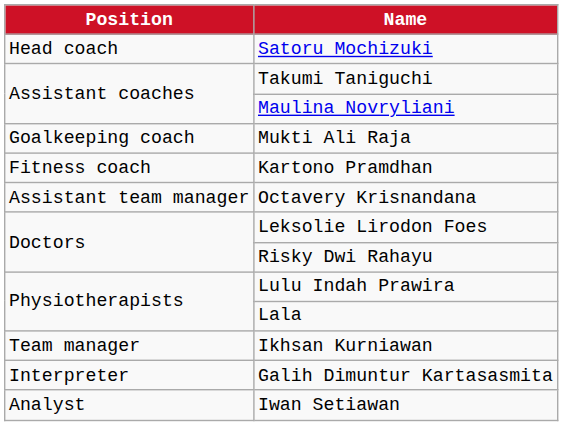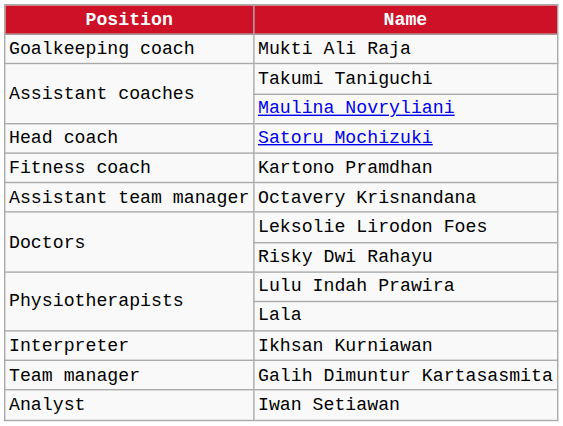rows swapped: (345, 49) <-> (334, 138)
(75, 346) Team manager -> (69, 346) Interpreter
(69, 375) Interpreter -> (75, 375) Team manager
